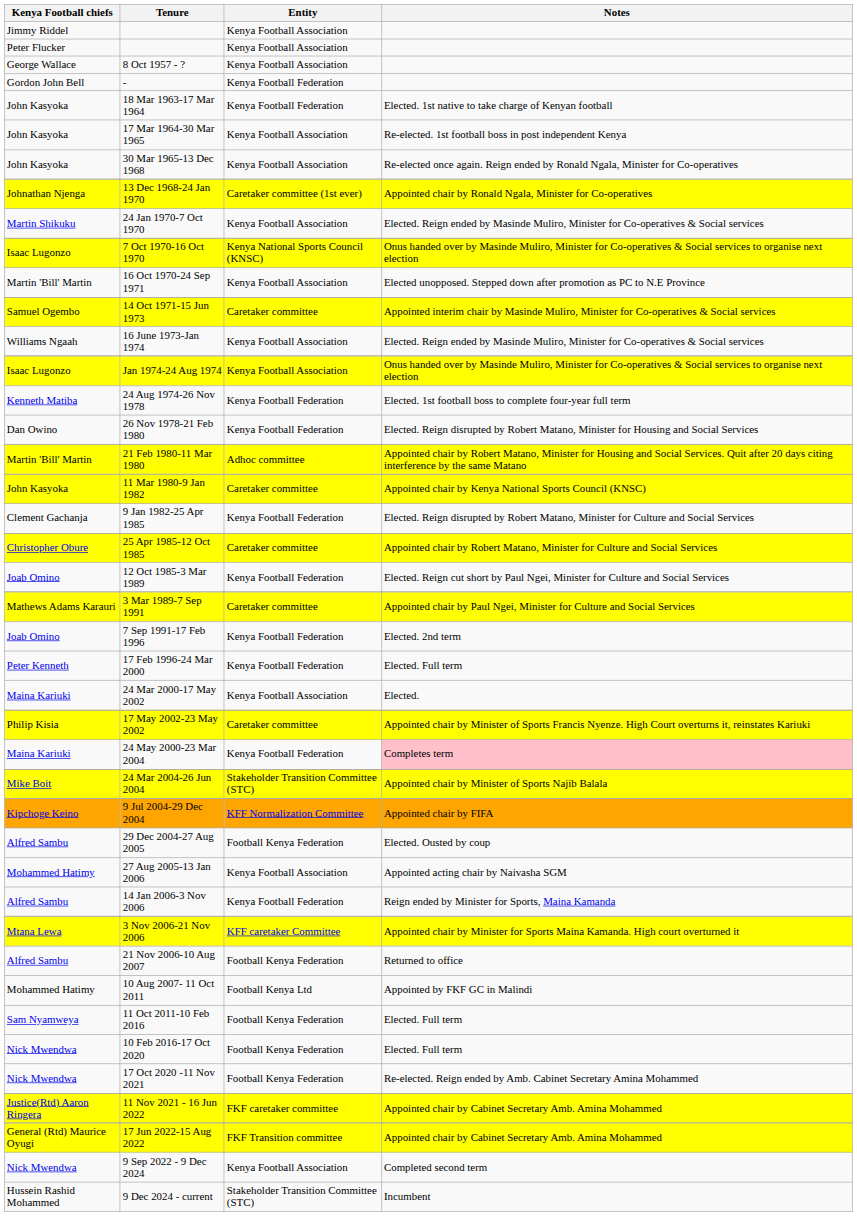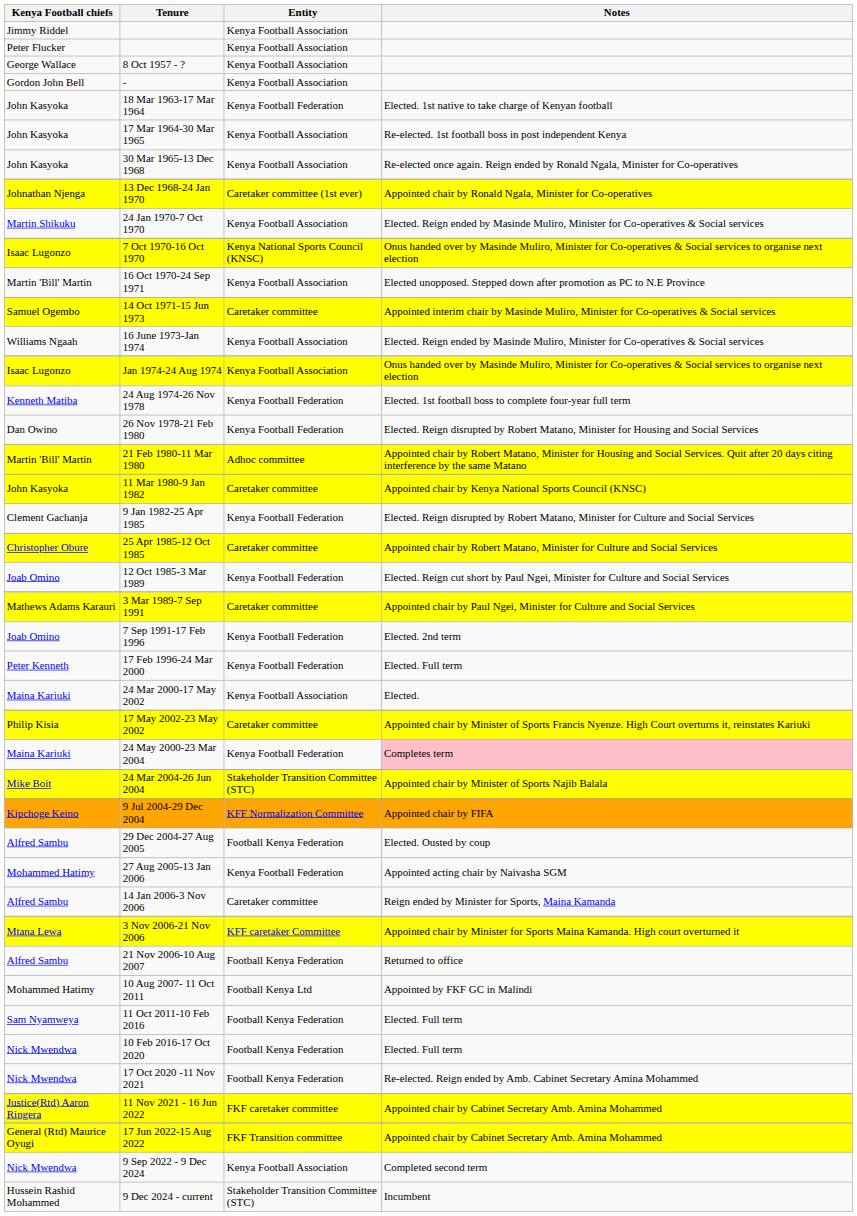(285, 82) Kenya Football Federation -> (287, 82) Kenya Football Association
(287, 872) Kenya Football Association -> (285, 872) Kenya Football Federation
(285, 901) Kenya Football Federation -> (272, 901) Caretaker committee
